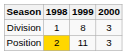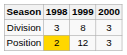(57, 27) 1 -> (57, 27) 3
(83, 43) 11 -> (83, 43) 12
